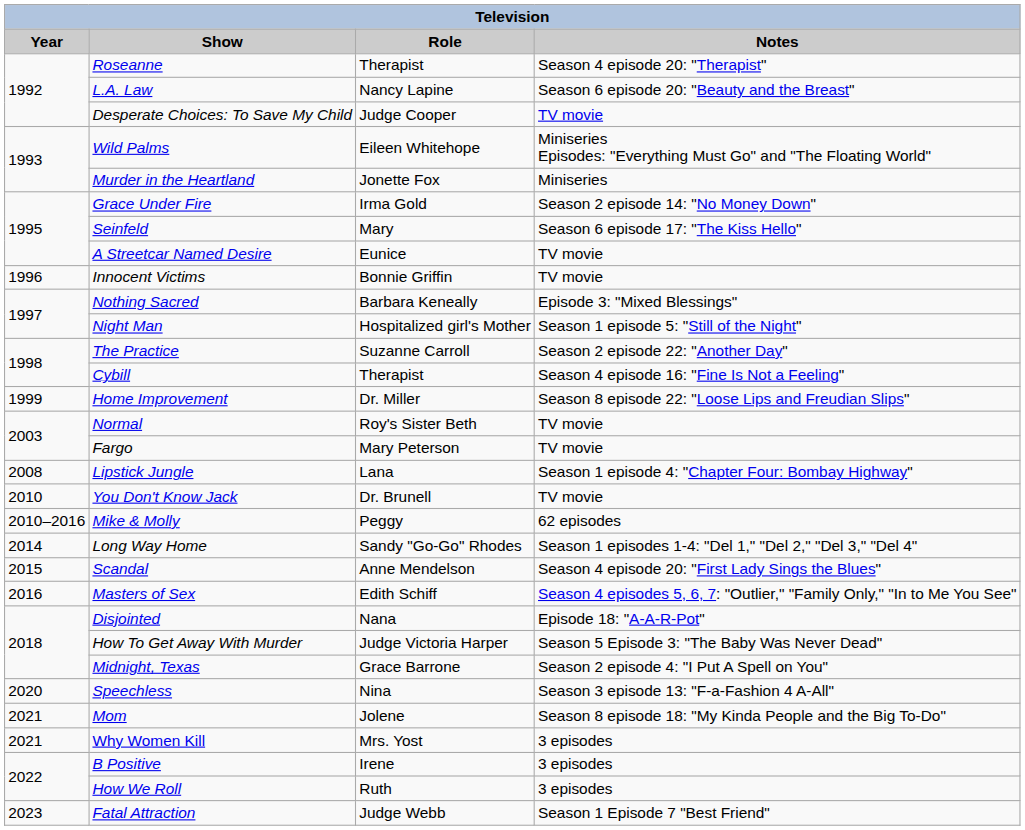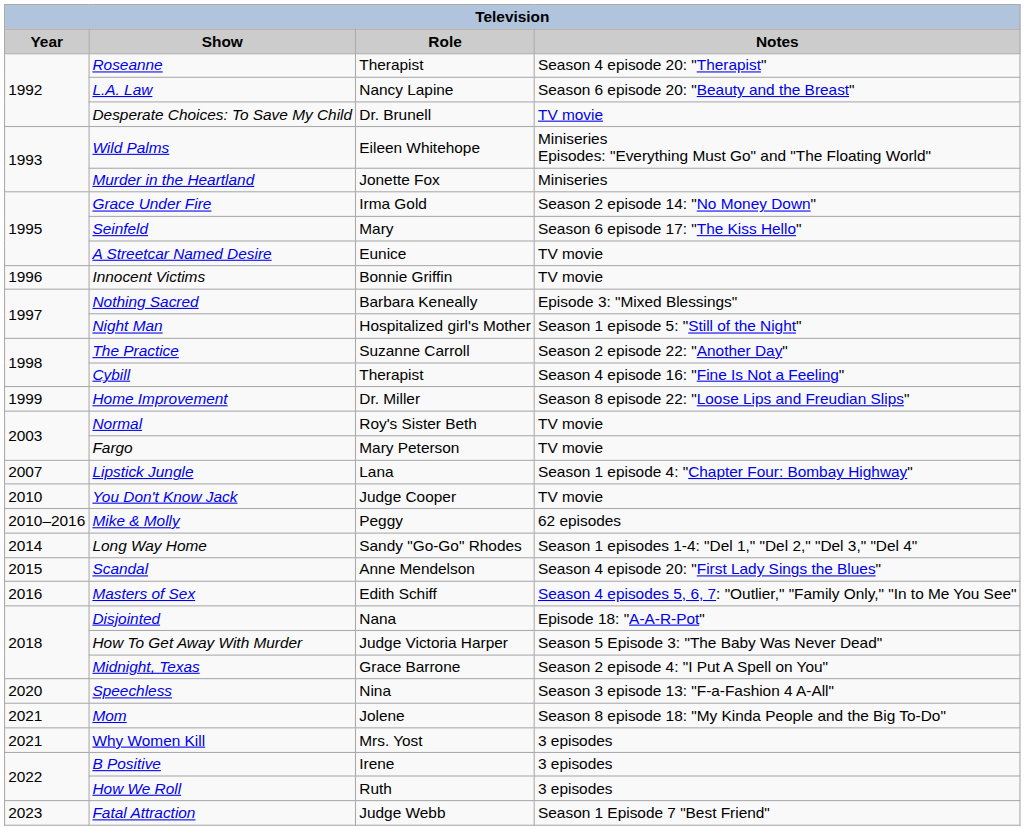(408, 114) Judge Cooper -> (395, 114) Dr. Brunell
(25, 472) 2008 -> (25, 472) 2007
(395, 497) Dr. Brunell -> (408, 497) Judge Cooper
